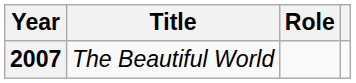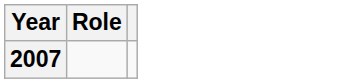- column: (173, 22)
